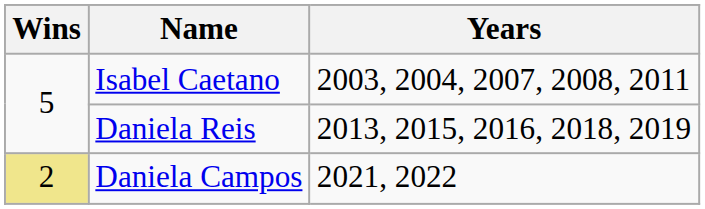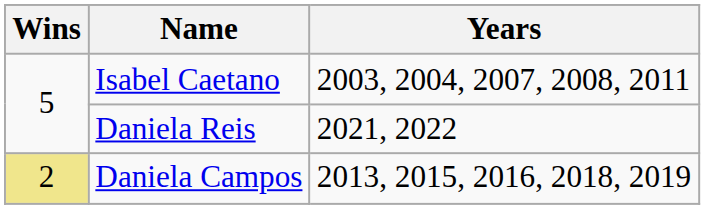(504, 128) 2013, 2015, 2016, 2018, 2019 -> (387, 128) 2021, 2022
(387, 177) 2021, 2022 -> (504, 177) 2013, 2015, 2016, 2018, 2019
